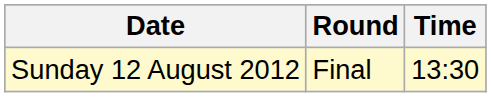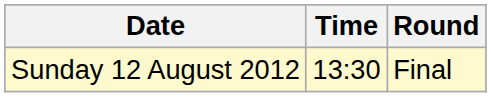columns swapped: (445, 26) <-> (356, 26)
